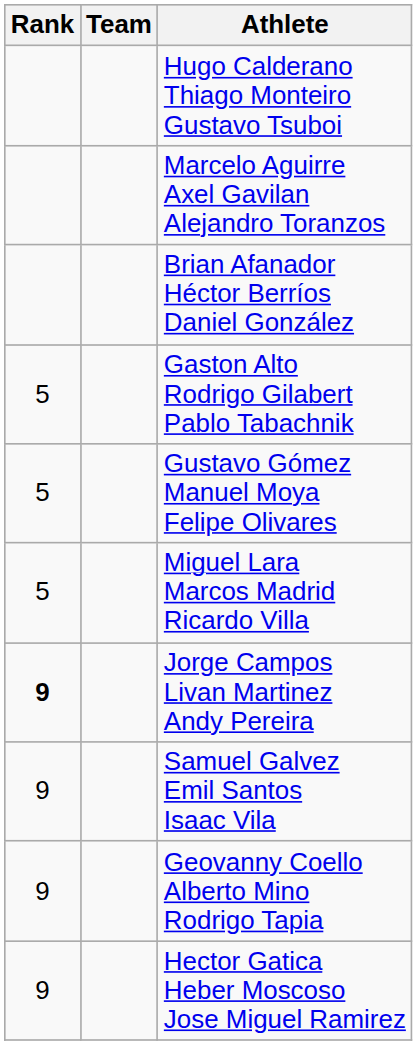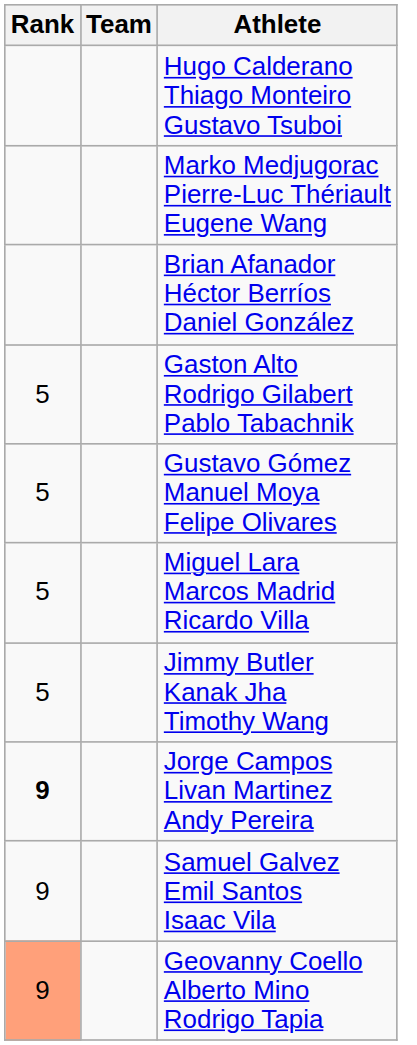- row: (275, 194)
+ row: (277, 194)
+ row: (246, 691)
(42, 890) no background -> (42, 990) lightsalmon background
- row: (285, 990)
